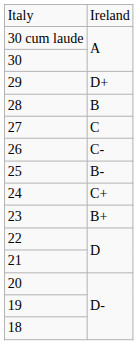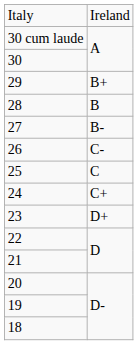(99, 82) D+ -> (99, 82) B+
(95, 127) C -> (97, 127) B-
(97, 171) B- -> (95, 171) C
(99, 216) B+ -> (99, 216) D+
